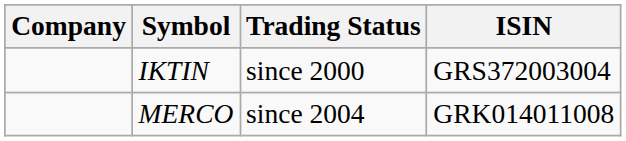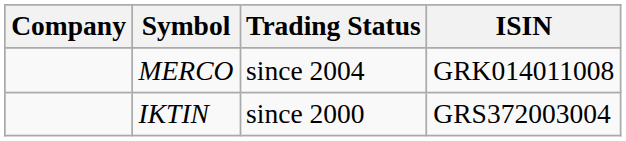rows swapped: (174, 69) <-> (186, 113)
